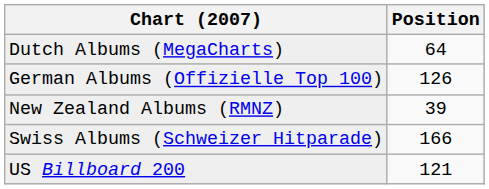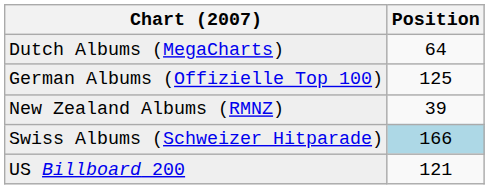(436, 79) 126 -> (436, 79) 125
(436, 139) no background -> (436, 139) lightblue background
